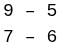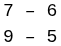rows swapped: (30, 11) <-> (30, 38)
